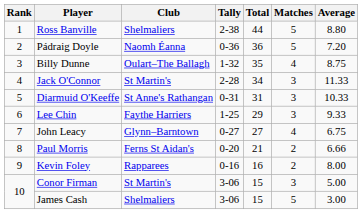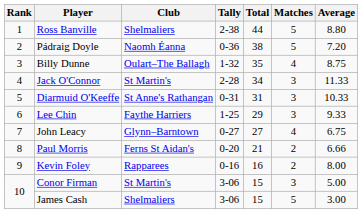(257, 47) 36 -> (257, 47) 38
